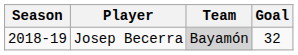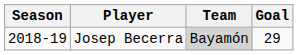(272, 39) 32 -> (272, 39) 29
